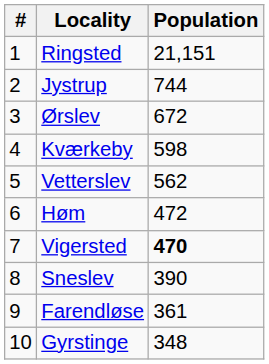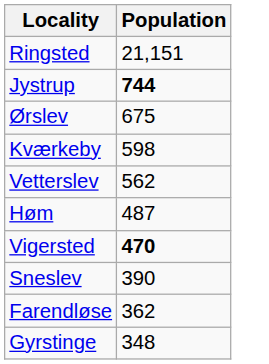- column: (21, 20)
(170, 85) normal -> (138, 85) bold
(170, 117) 672 -> (138, 117) 675
(170, 213) 472 -> (138, 213) 487
(170, 310) 361 -> (138, 310) 362
